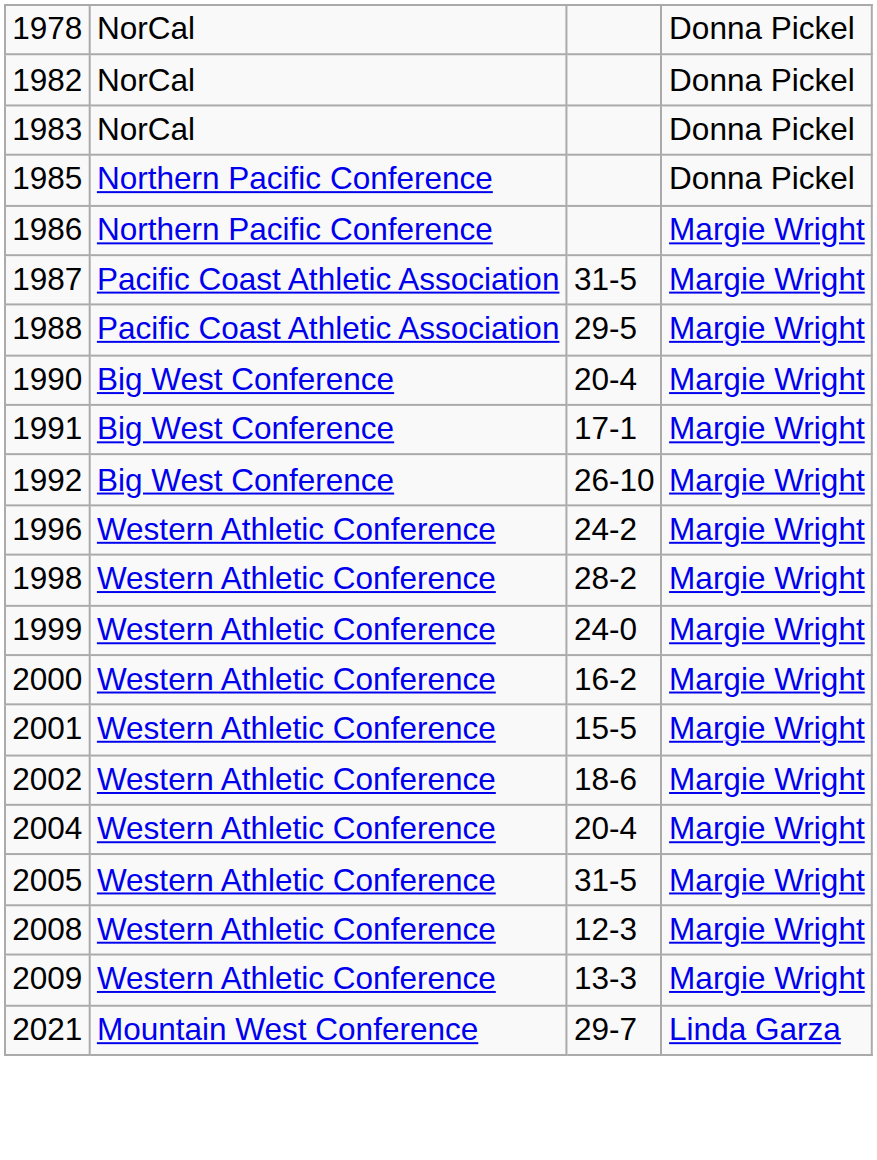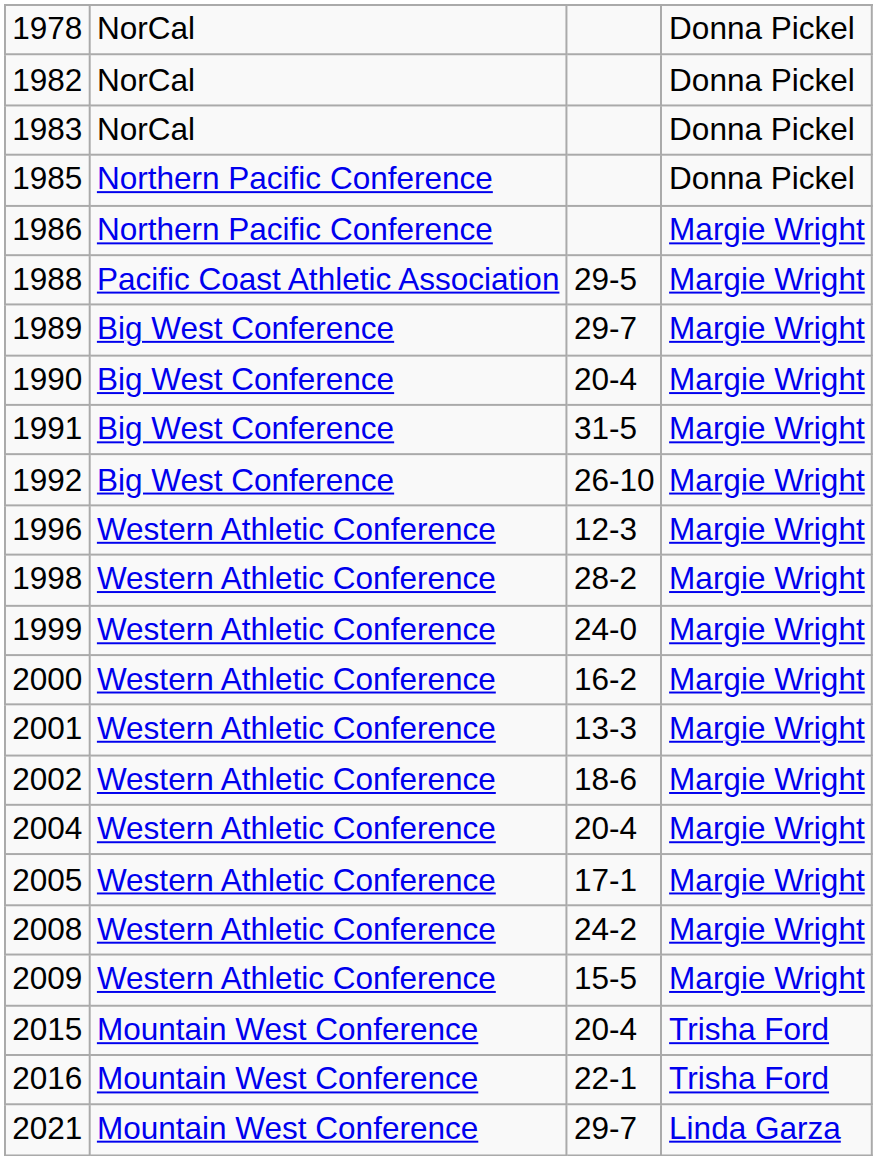- row: (47, 279)
+ row: (47, 329)
(605, 429) 17-1 -> (605, 429) 31-5
(605, 529) 24-2 -> (605, 529) 12-3
(605, 729) 15-5 -> (605, 729) 13-3
(605, 879) 31-5 -> (605, 879) 17-1
(605, 929) 12-3 -> (605, 929) 24-2
(605, 979) 13-3 -> (605, 979) 15-5
+ row: (47, 1029)
+ row: (47, 1079)
